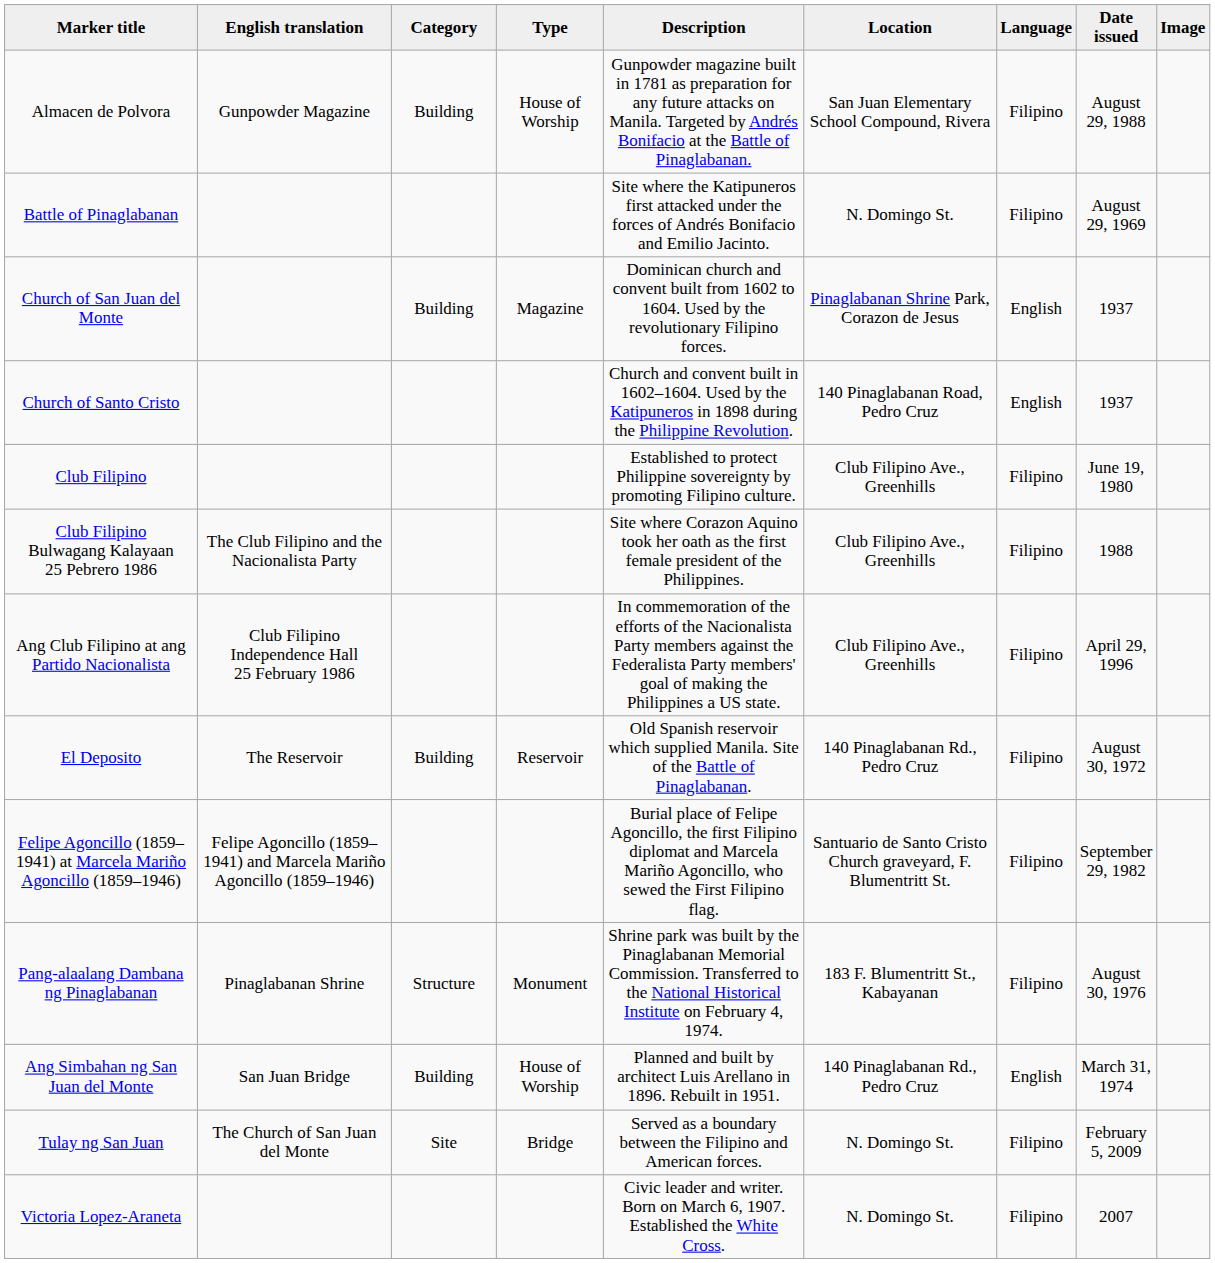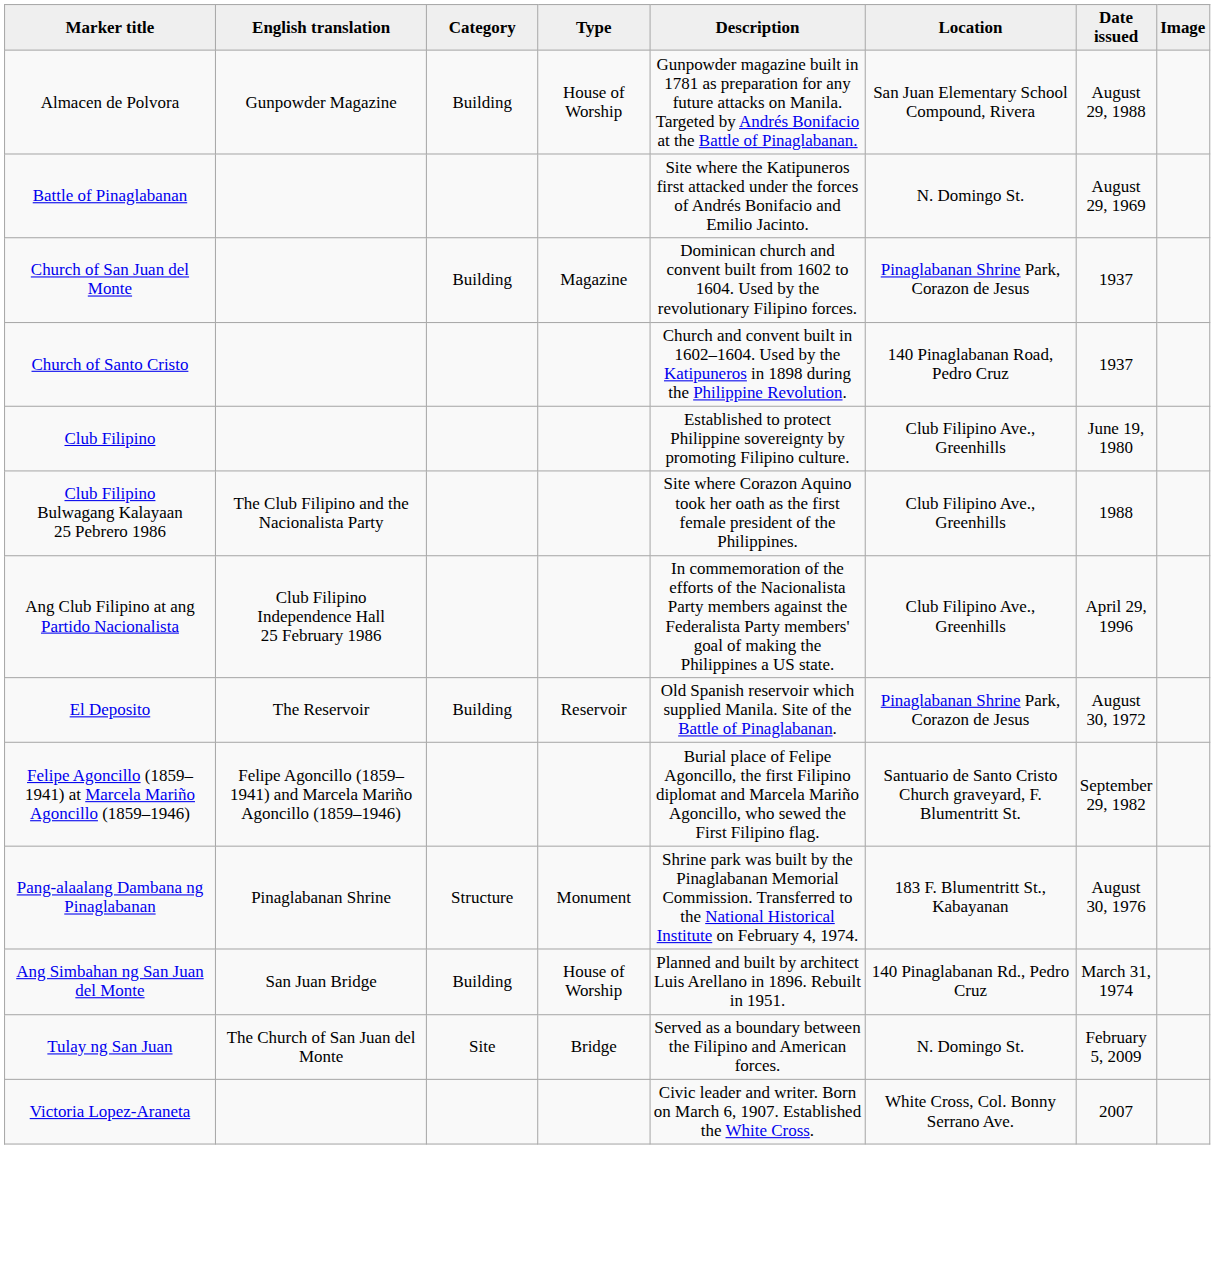- column: (1036, 27)
(900, 757) 140 Pinaglabanan Rd., Pedro Cruz -> (970, 710) Pinaglabanan Shrine Park, Corazon de Jesus
(900, 1216) N. Domingo St. -> (970, 1111) White Cross, Col. Bonny Serrano Ave.
